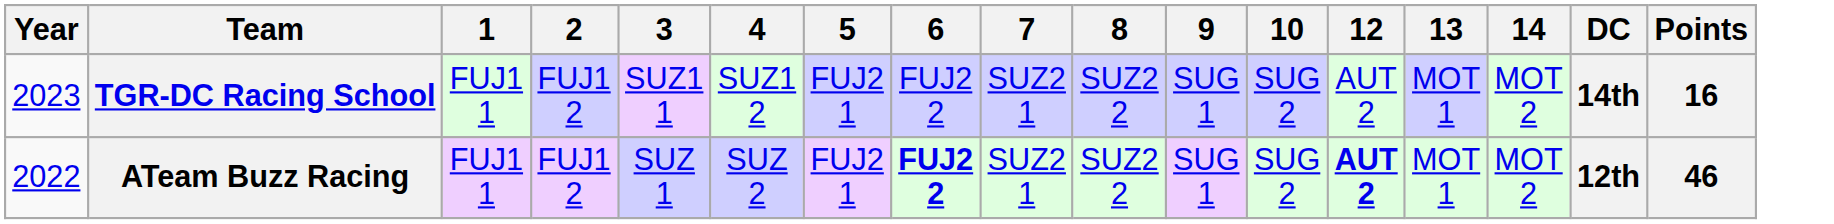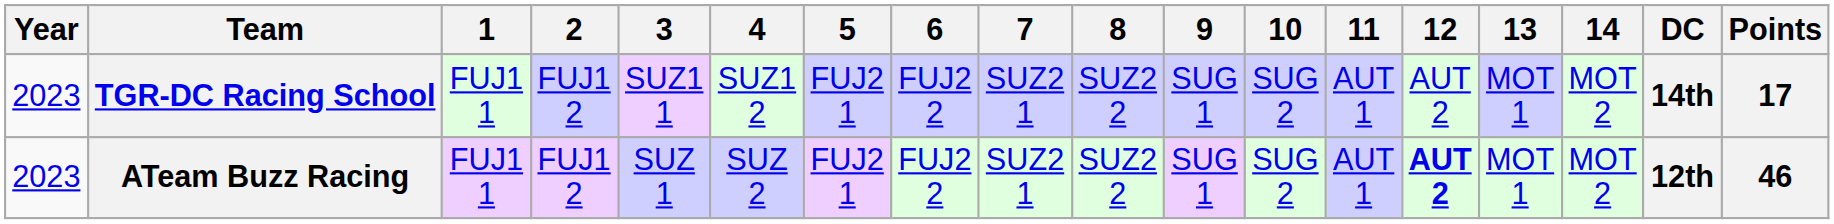+ column: (1364, 30)
(1701, 95) 16 -> (1775, 95) 17
(46, 178) 2022 -> (46, 178) 2023
(936, 178) bold -> (935, 178) normal
